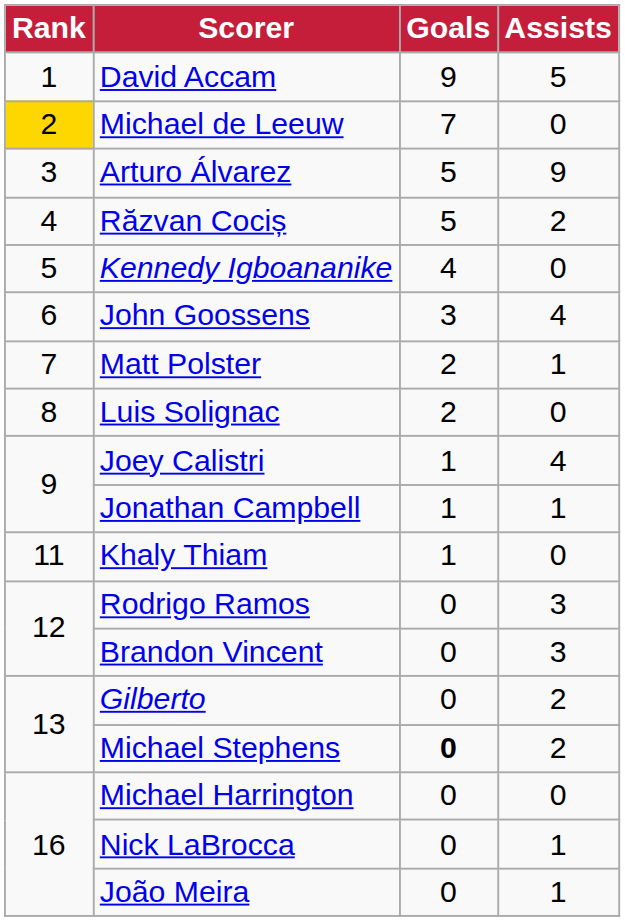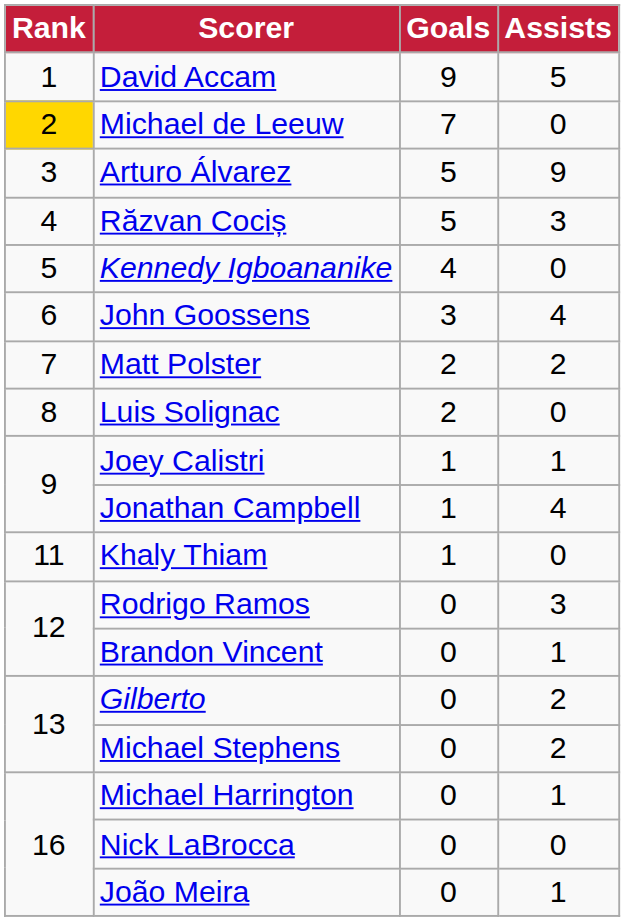(558, 220) 2 -> (558, 220) 3
(558, 364) 1 -> (558, 364) 2
(558, 460) 4 -> (558, 460) 1
(558, 508) 1 -> (558, 508) 4
(558, 651) 3 -> (558, 651) 1
(448, 747) bold -> (448, 747) normal
(558, 795) 0 -> (558, 795) 1
(558, 843) 1 -> (558, 843) 0
